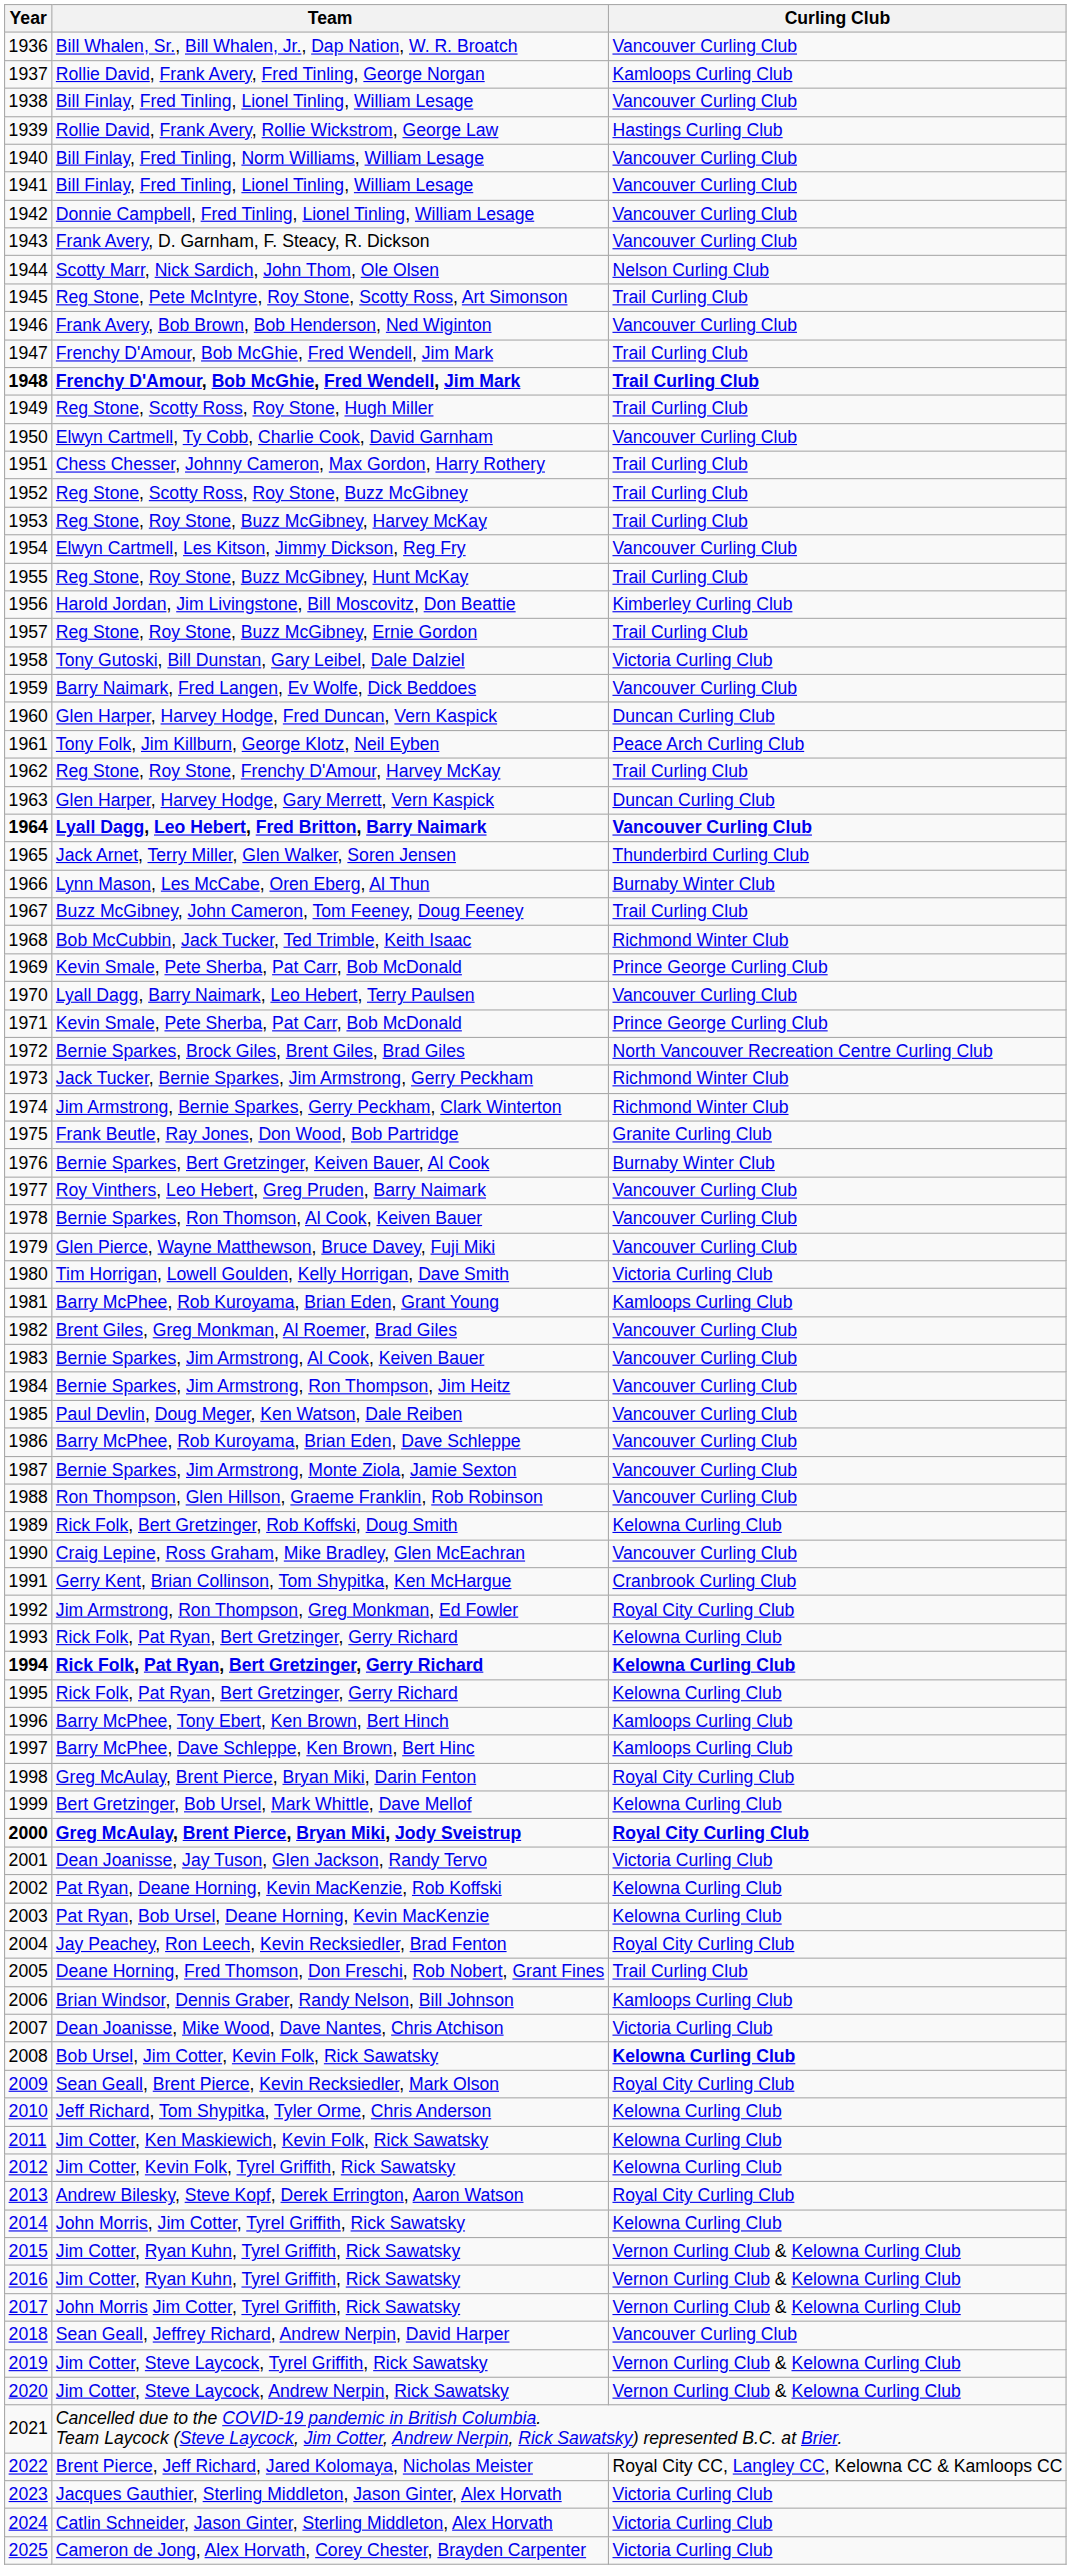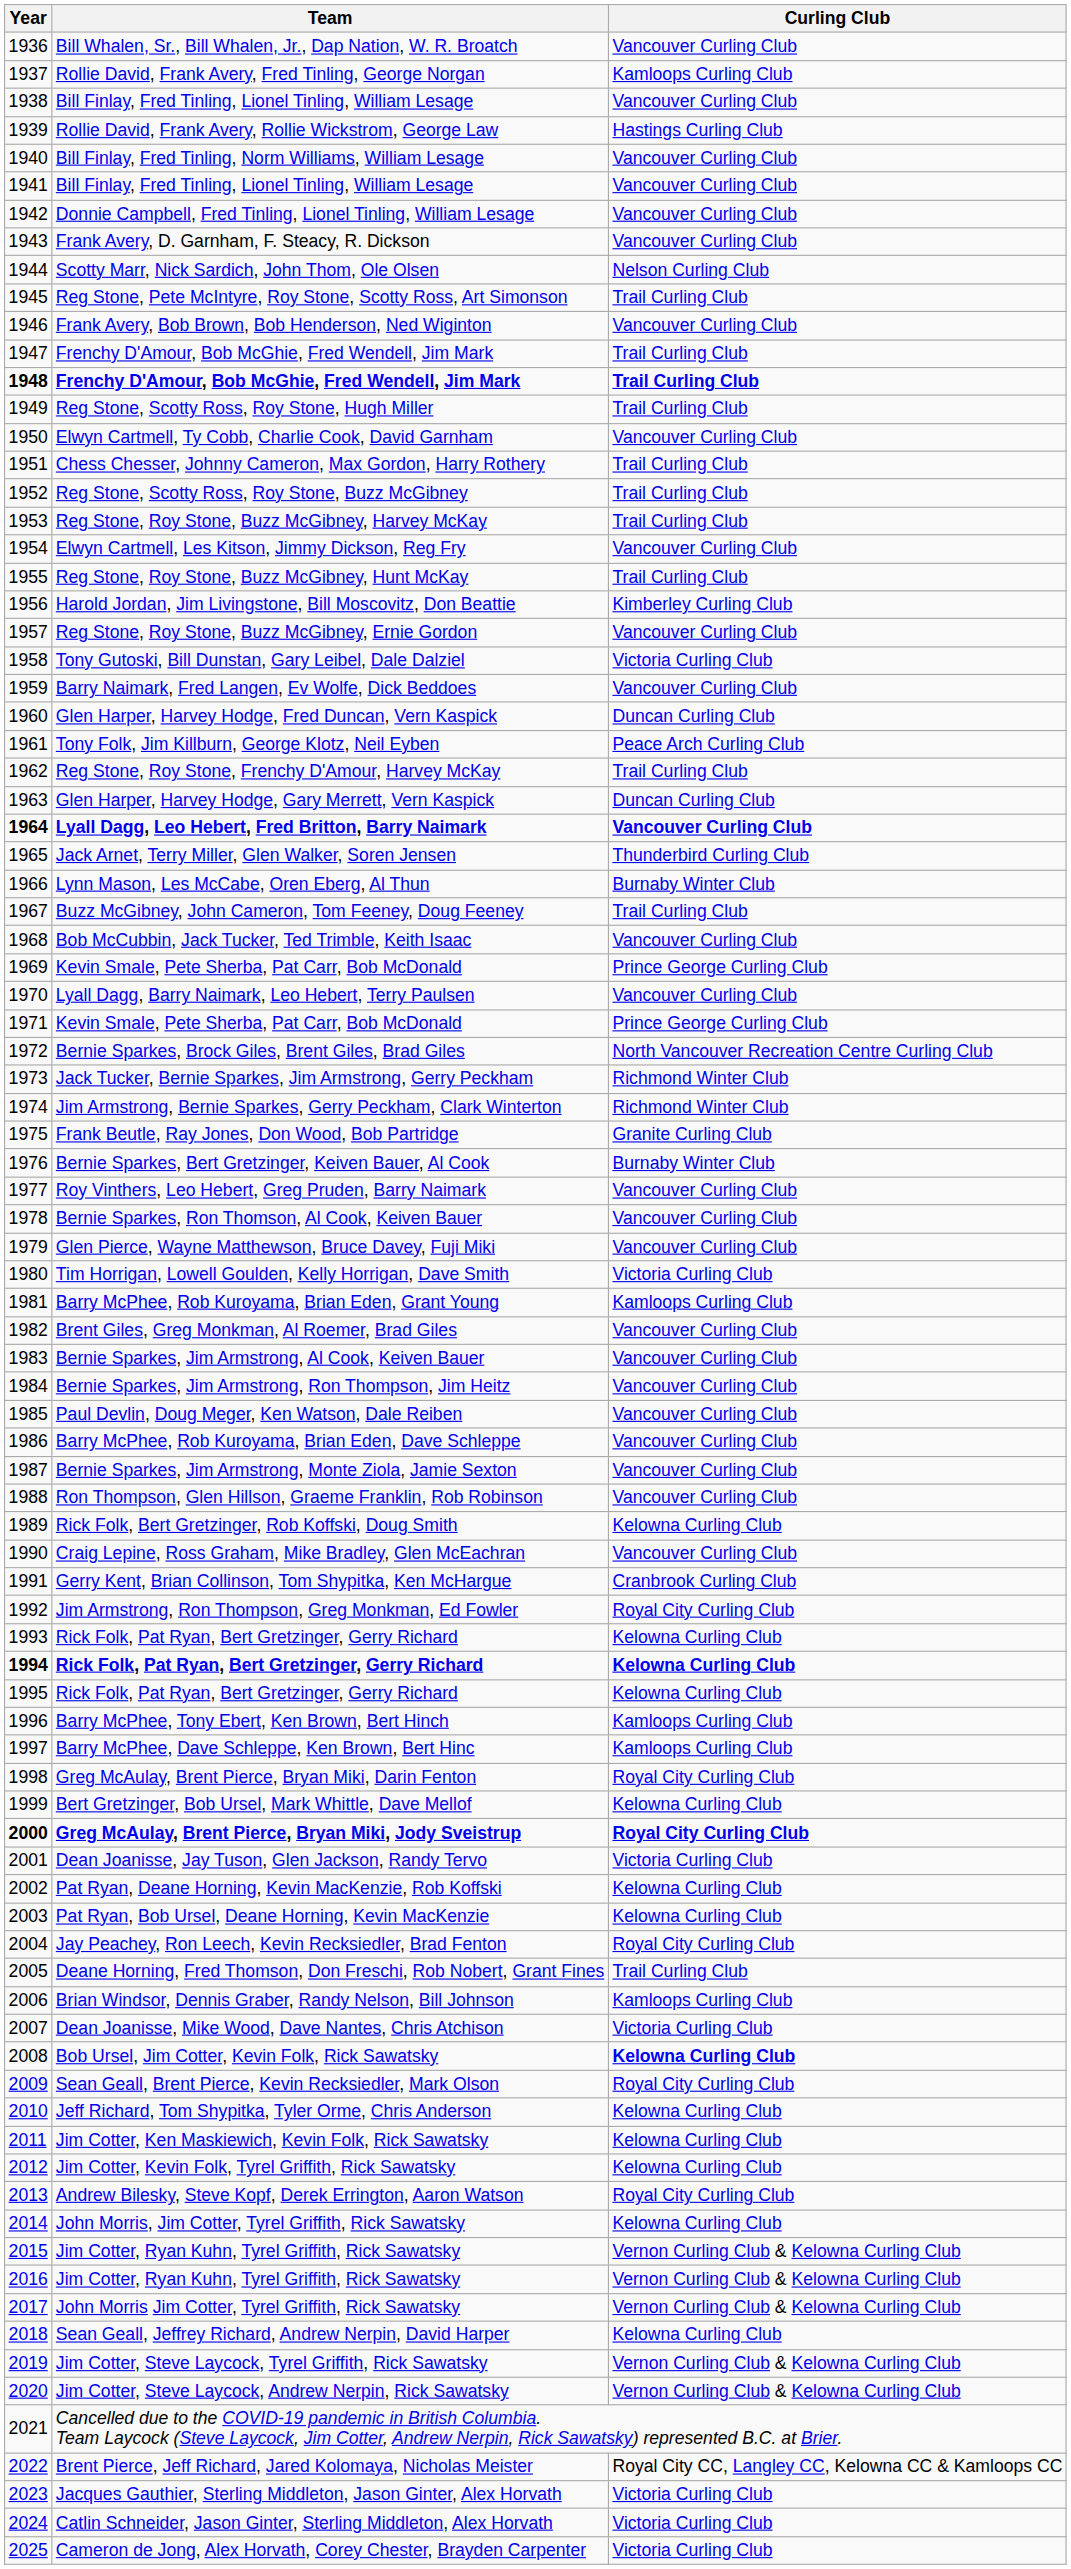(680, 632) Trail Curling Club -> (705, 632) Vancouver Curling Club
(700, 939) Richmond Winter Club -> (705, 939) Vancouver Curling Club
(705, 2335) Vancouver Curling Club -> (697, 2335) Kelowna Curling Club
